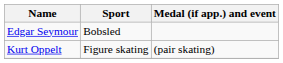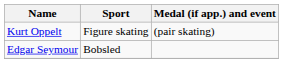rows swapped: (34, 49) <-> (42, 31)
